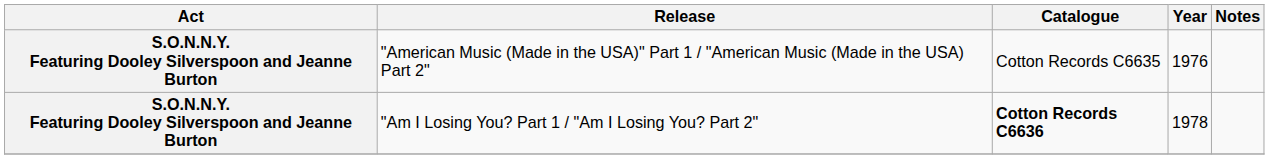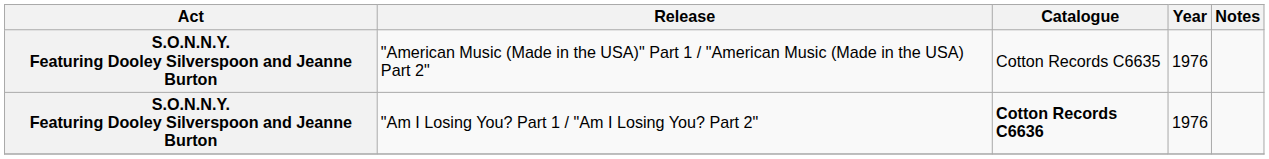(1190, 123) 1978 -> (1190, 123) 1976
